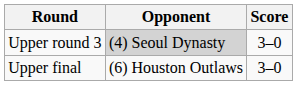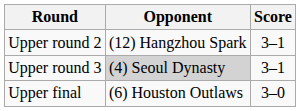+ row: (55, 42)
(269, 42) 3–0 -> (273, 67) 3–1
